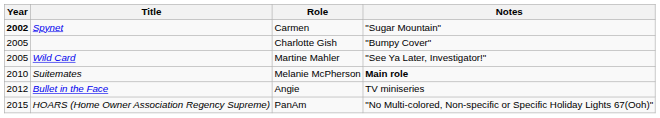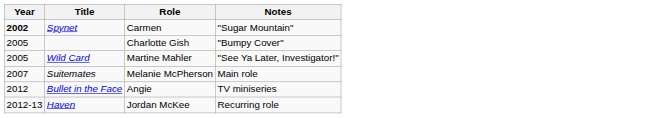(17, 74) 2010 -> (17, 74) 2007
(387, 74) bold -> (238, 74) normal
+ row: (61, 105)
- row: (151, 105)
